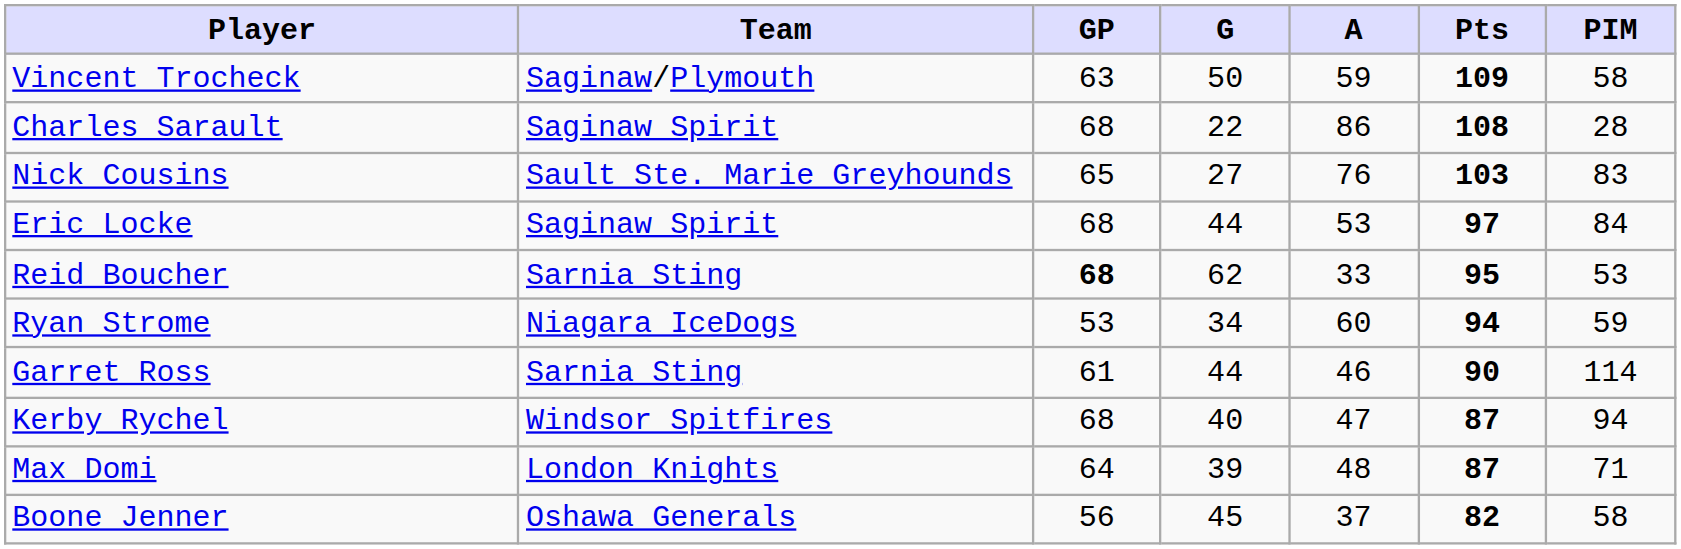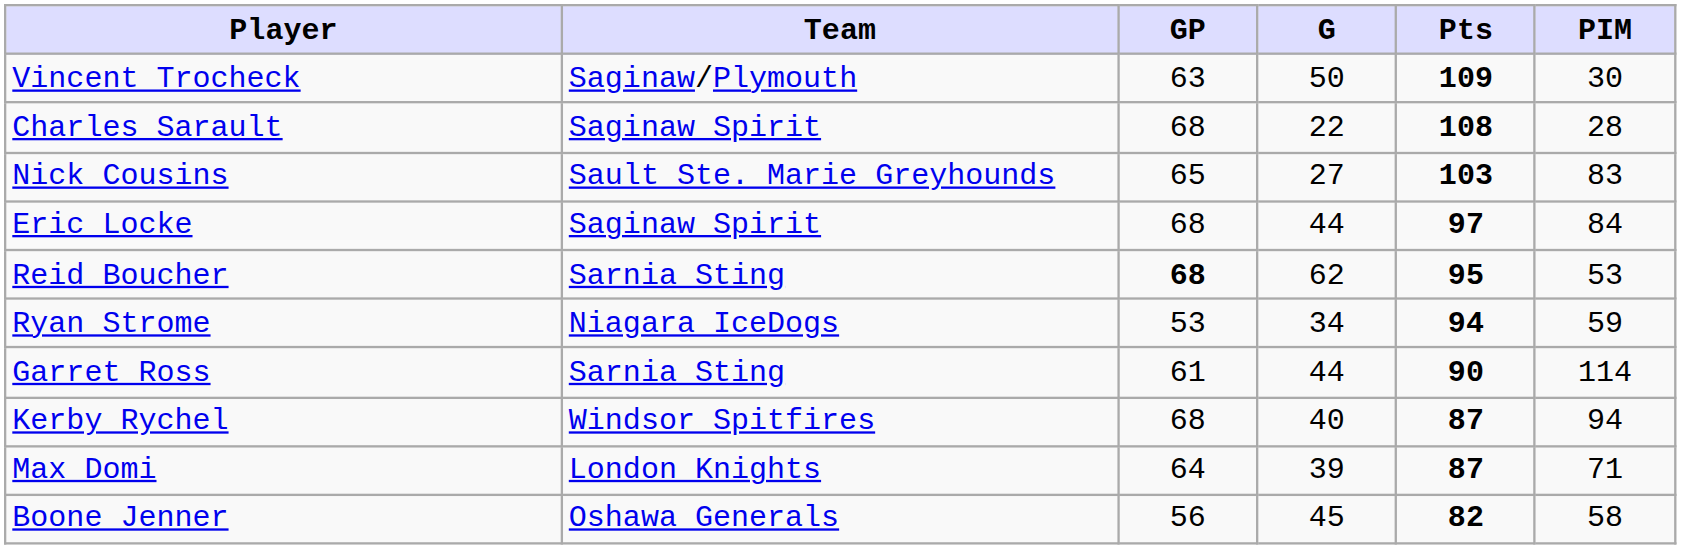- column: (1354, 30)
(1610, 79) 58 -> (1605, 79) 30
